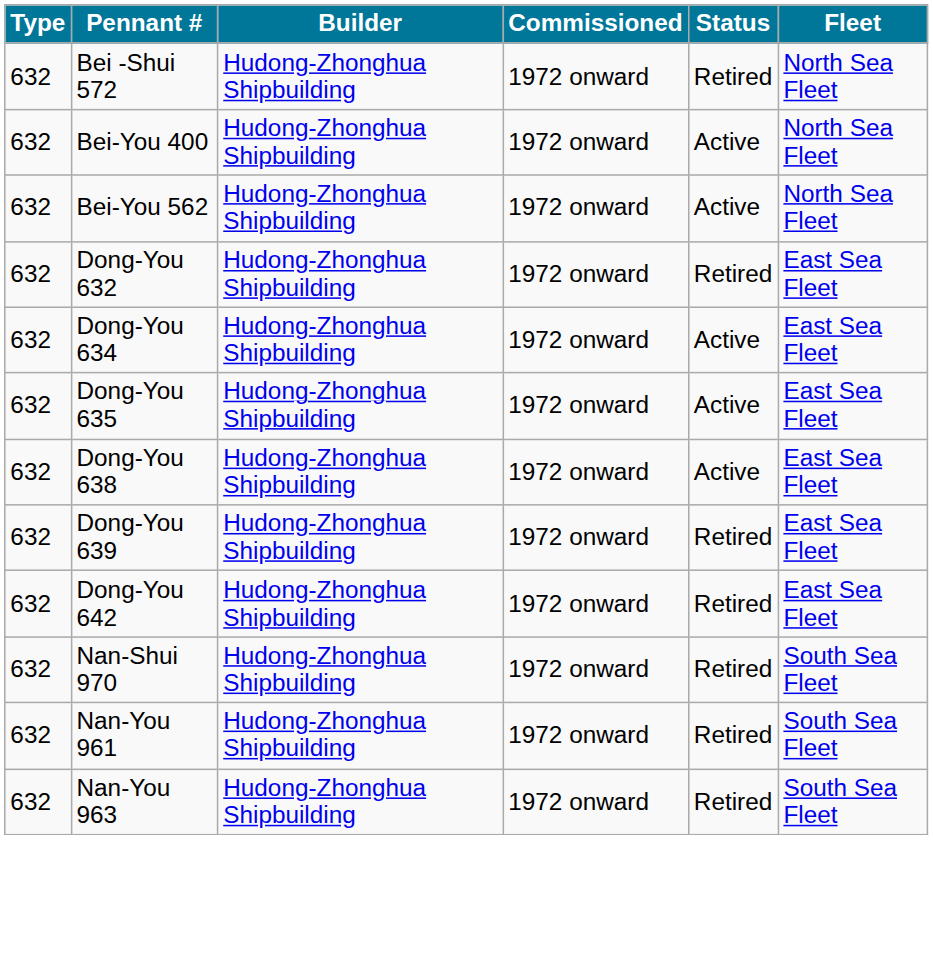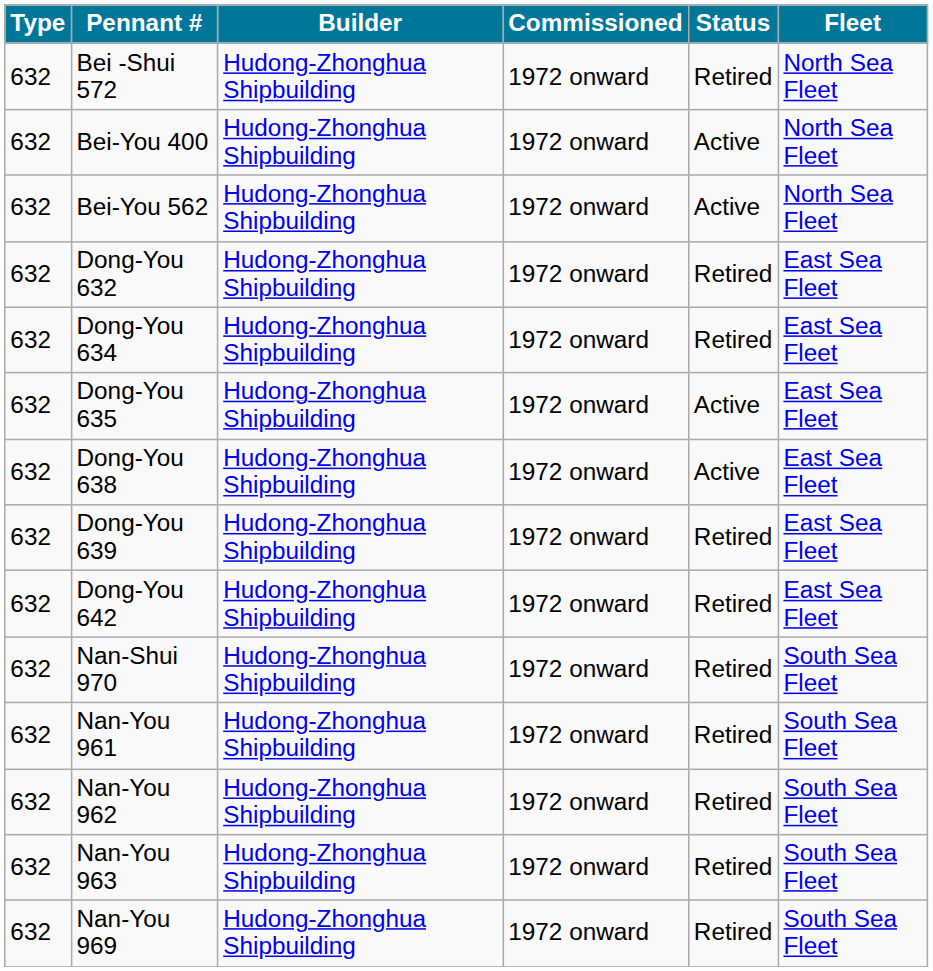(727, 339) Active -> (733, 339) Retired
+ row: (123, 801)
+ row: (123, 933)
